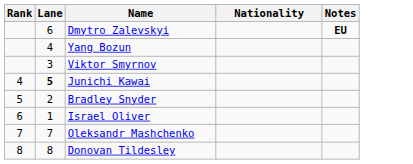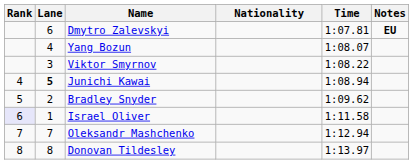+ column: (347, 13)
(20, 116) no background -> (20, 116) lavender background
